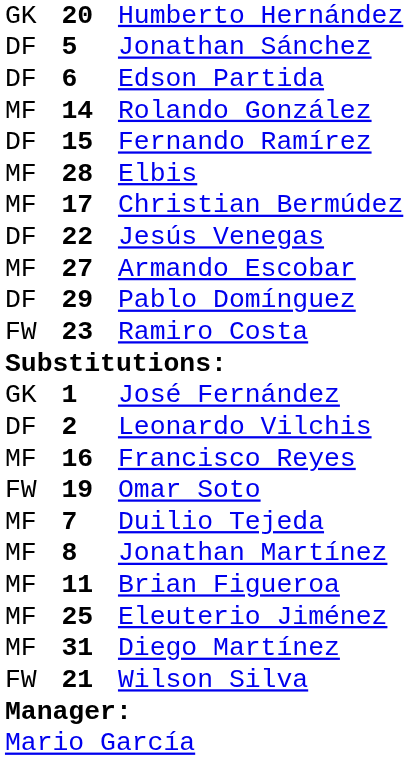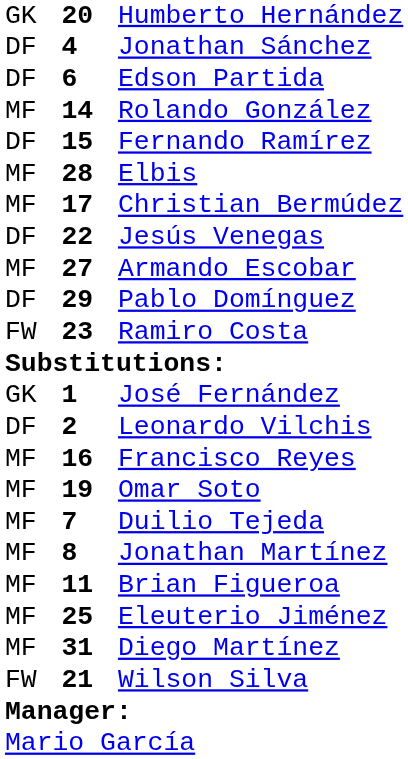(69, 47) 5 -> (69, 47) 4
(21, 490) FW -> (21, 490) MF
